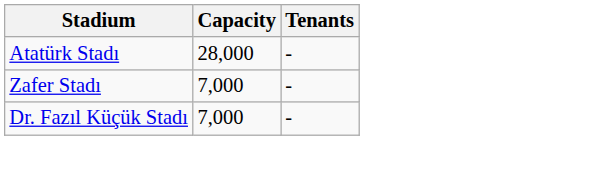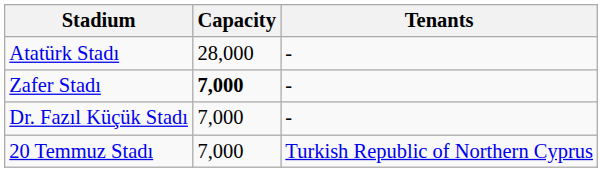(220, 85) normal -> (220, 85) bold
+ row: (81, 150)
